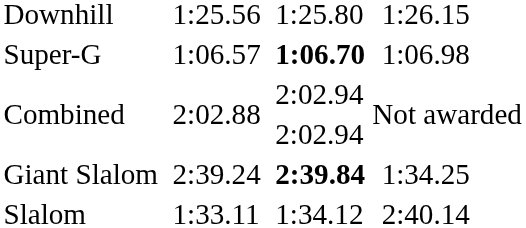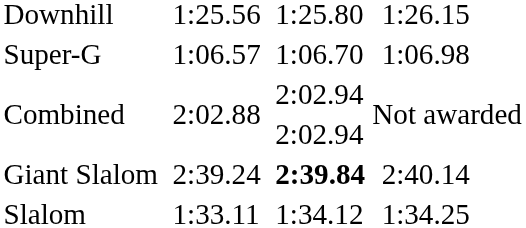(320, 54) bold -> (319, 54) normal
(426, 174) 1:34.25 -> (426, 174) 2:40.14
(426, 214) 2:40.14 -> (426, 214) 1:34.25
